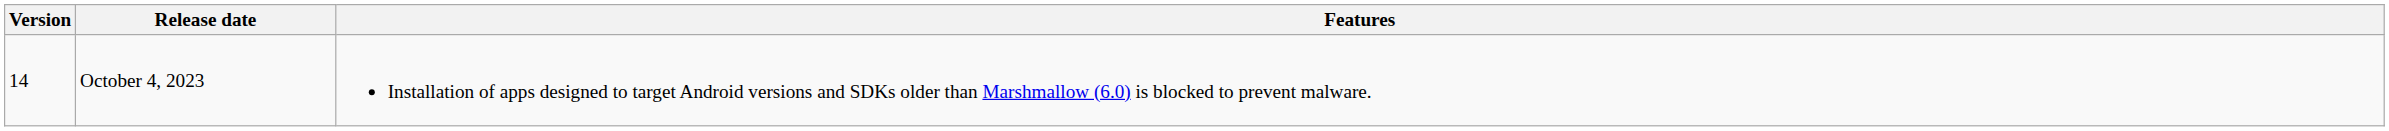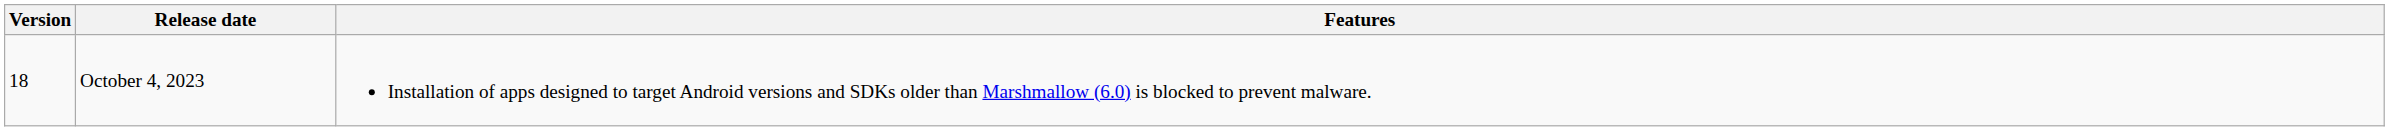(19, 80) 14 -> (19, 80) 18
